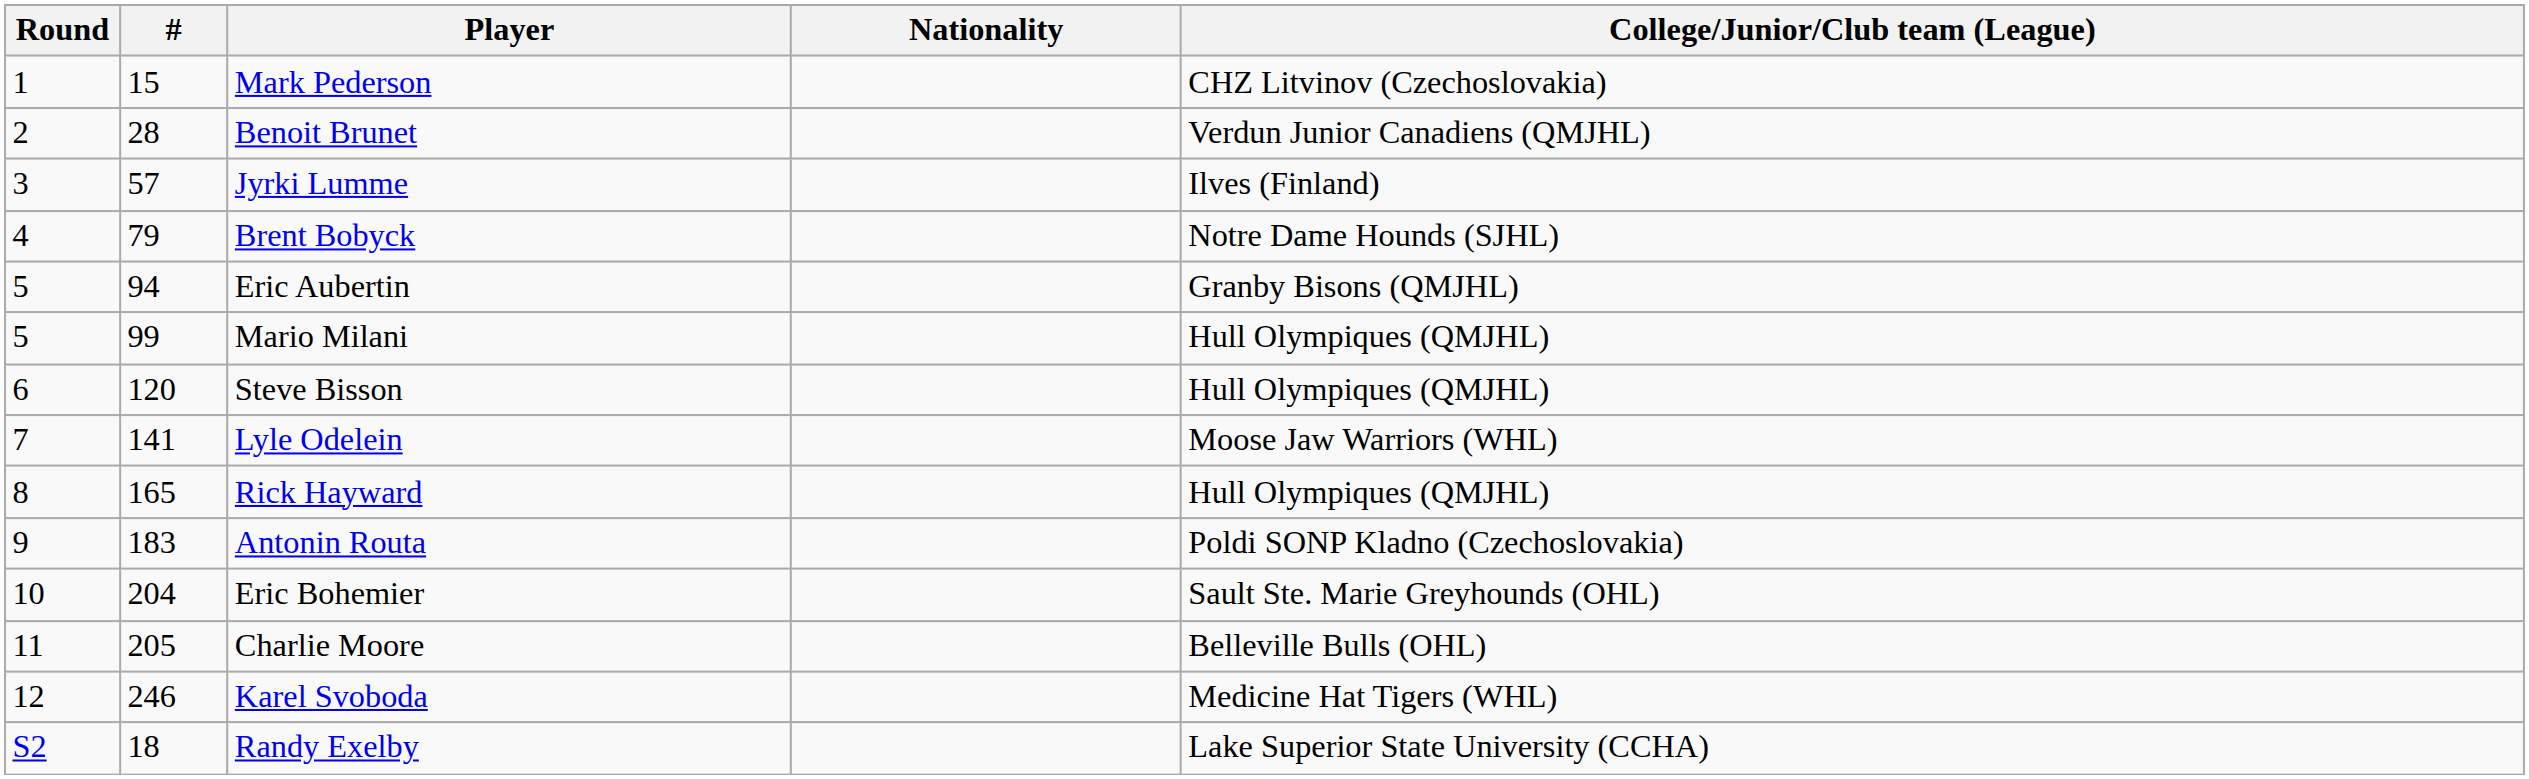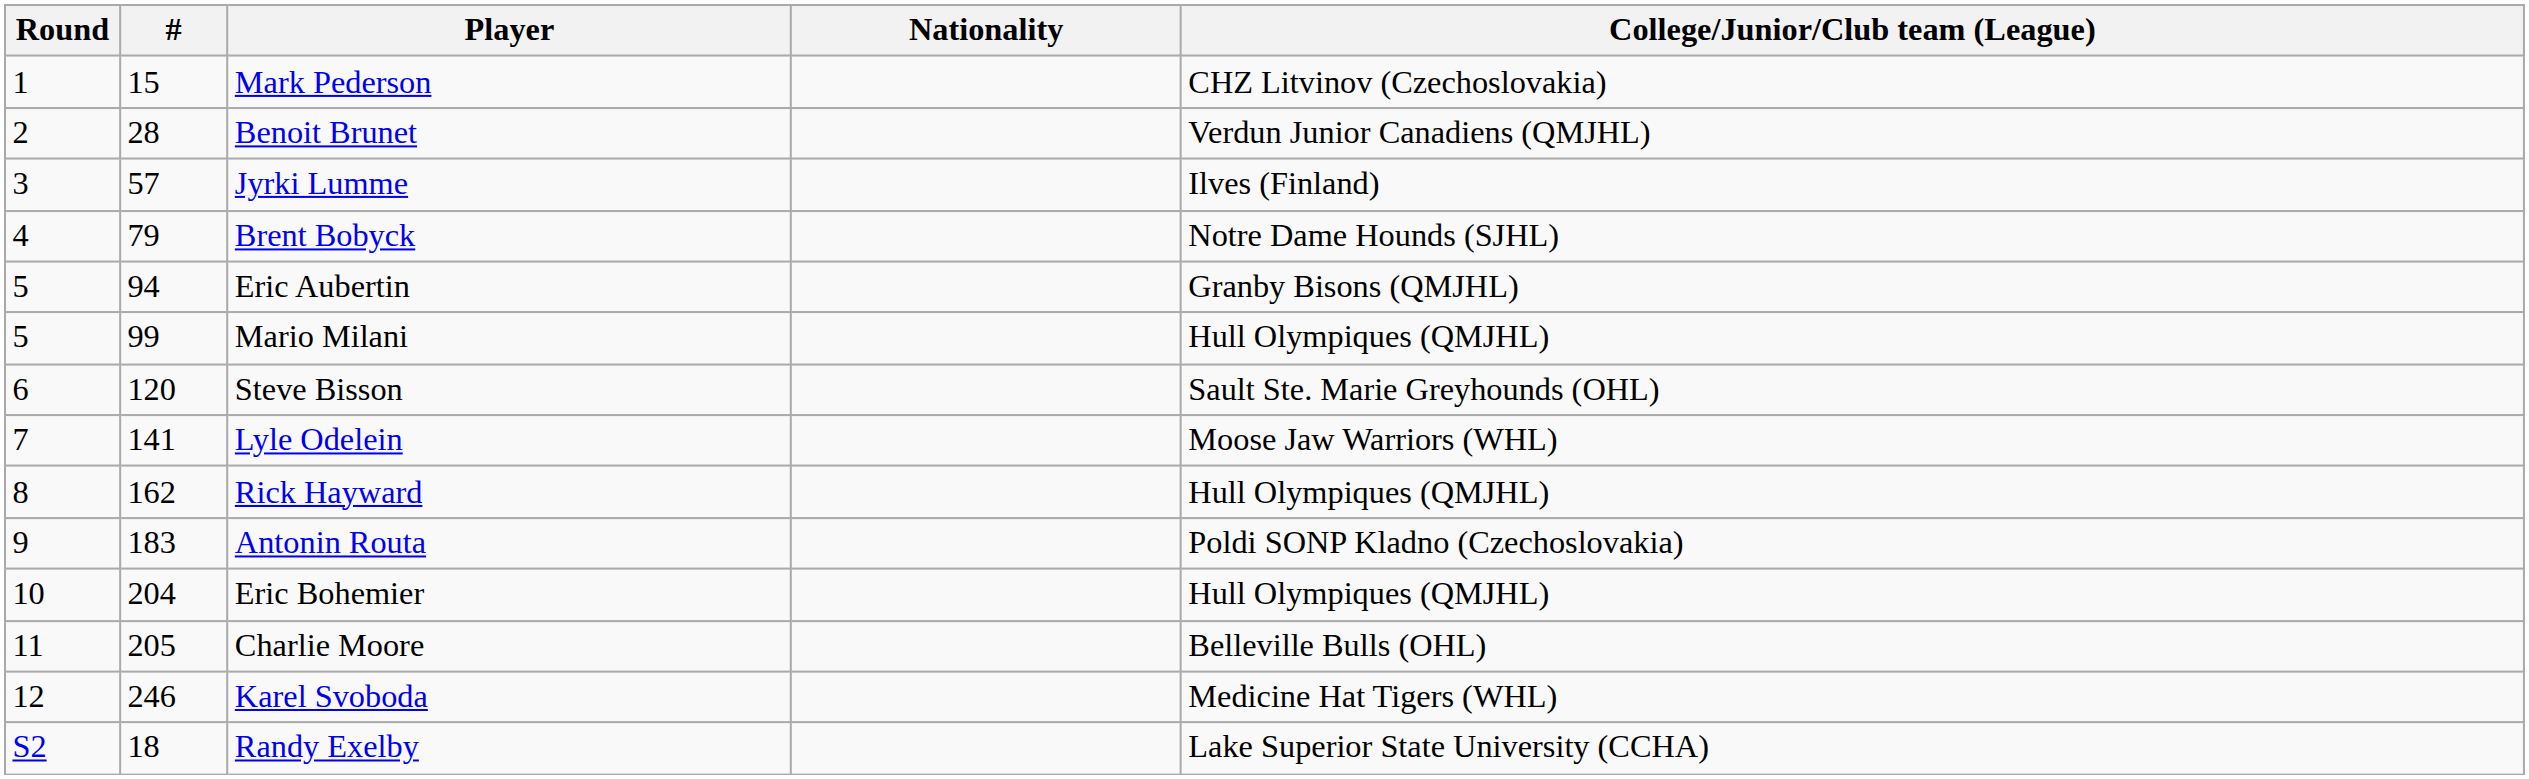(1369, 388) Hull Olympiques (QMJHL) -> (1424, 388) Sault Ste. Marie Greyhounds (OHL)
(152, 491) 165 -> (152, 491) 162
(1424, 593) Sault Ste. Marie Greyhounds (OHL) -> (1369, 593) Hull Olympiques (QMJHL)
